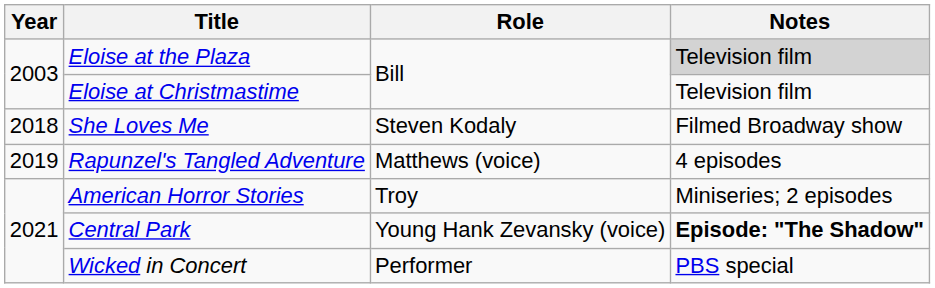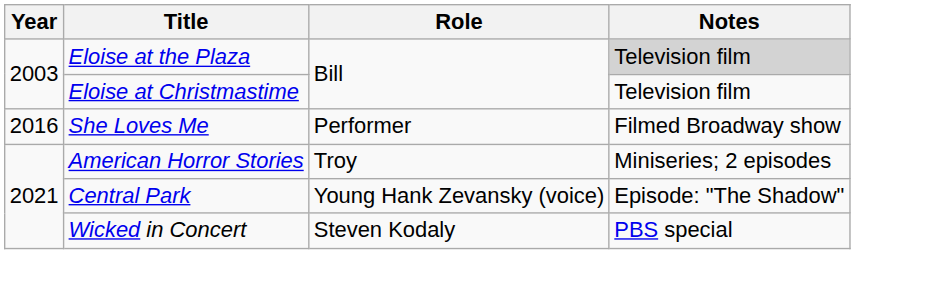(34, 126) 2018 -> (34, 126) 2016
(446, 126) Steven Kodaly -> (363, 126) Performer
- row: (217, 160)
(800, 230) bold -> (729, 195) normal
(424, 265) Performer -> (384, 230) Steven Kodaly
